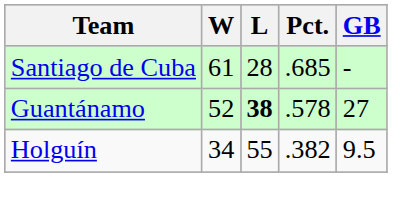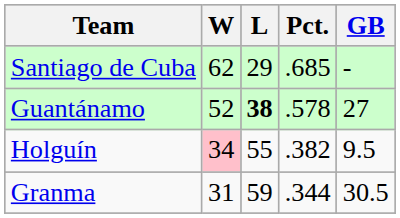(221, 66) 61 -> (221, 66) 62
(260, 66) 28 -> (260, 66) 29
(221, 150) no background -> (221, 150) pink background
+ row: (53, 191)
